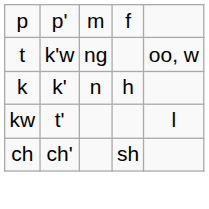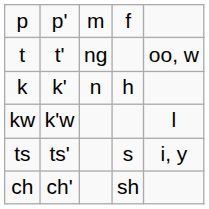(60, 54) k'w -> (60, 54) t'
(60, 120) t' -> (60, 120) k'w
+ row: (22, 154)
